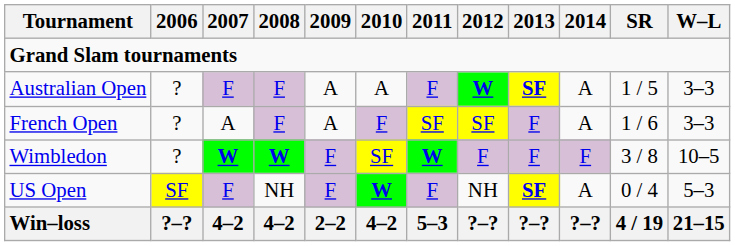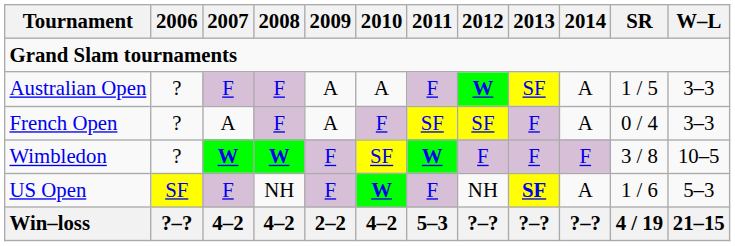(534, 88) bold -> (534, 88) normal
(639, 122) 1 / 6 -> (639, 122) 0 / 4
(639, 189) 0 / 4 -> (639, 189) 1 / 6
